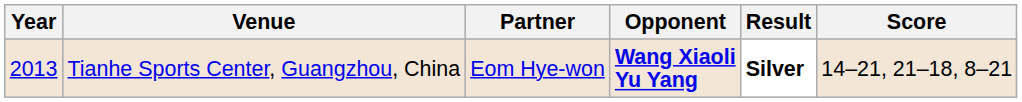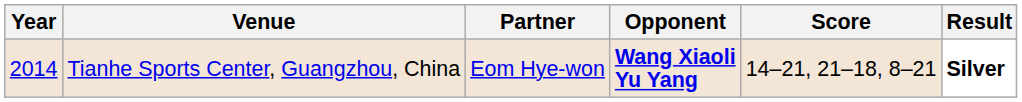columns swapped: (917, 22) <-> (778, 22)
(34, 68) 2013 -> (34, 68) 2014
